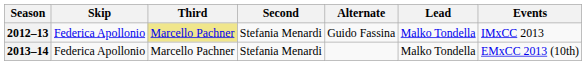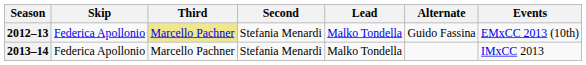columns swapped: (438, 13) <-> (361, 13)
(512, 32) IMxCC 2013 -> (530, 32) EMxCC 2013 (10th)
(530, 51) EMxCC 2013 (10th) -> (512, 51) IMxCC 2013
